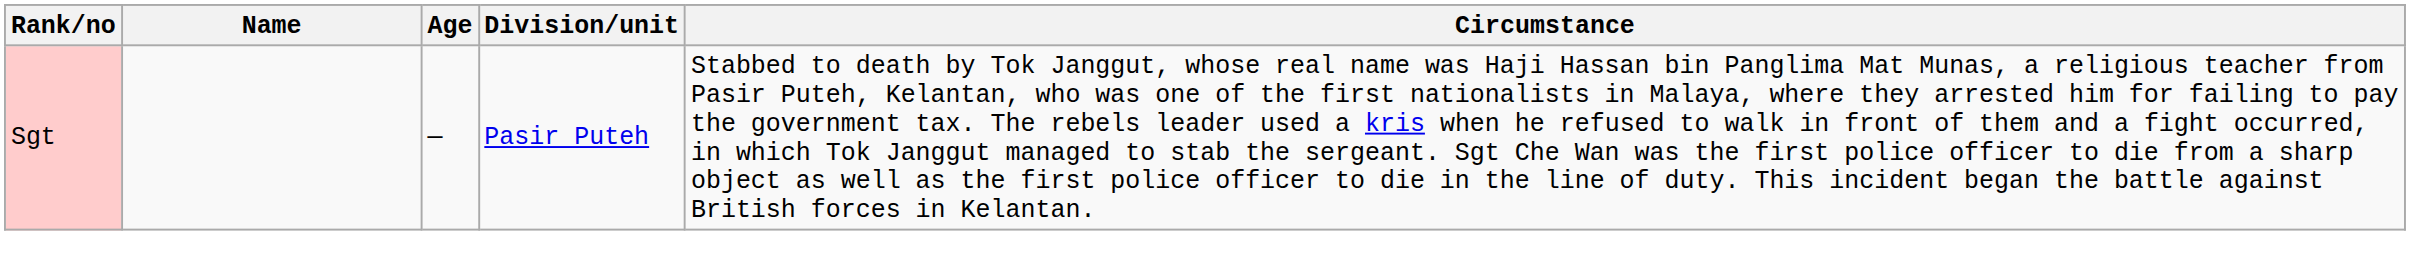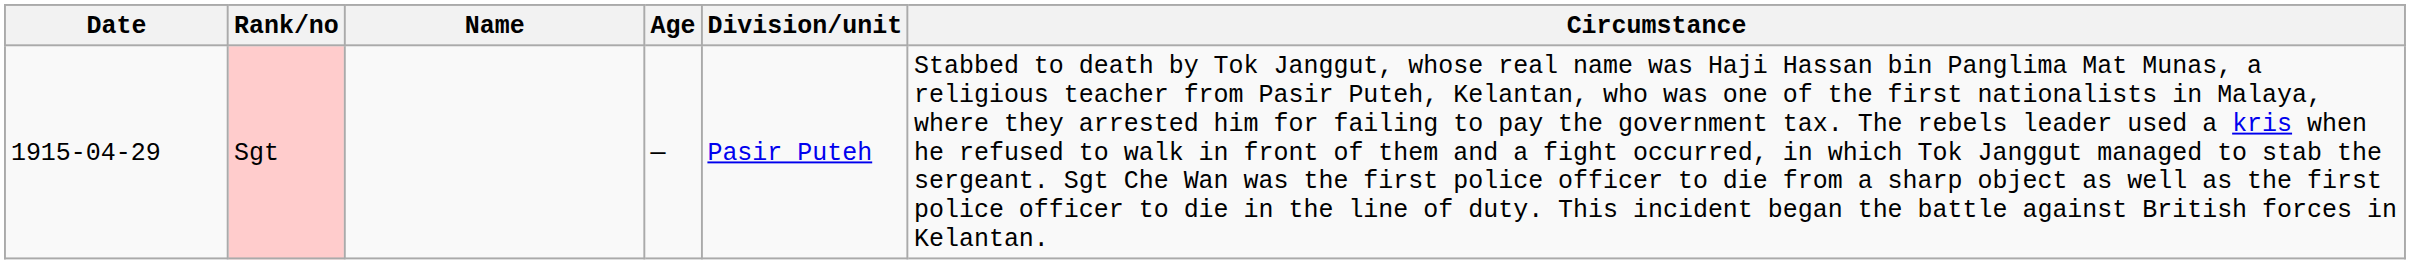+ column: (116, 25)
